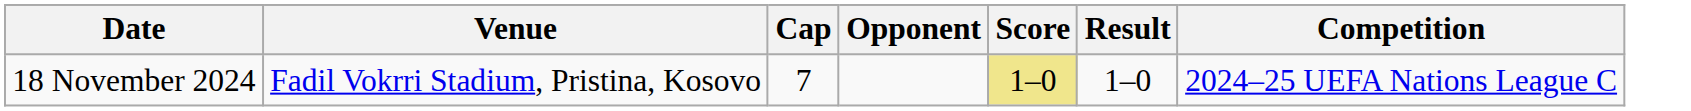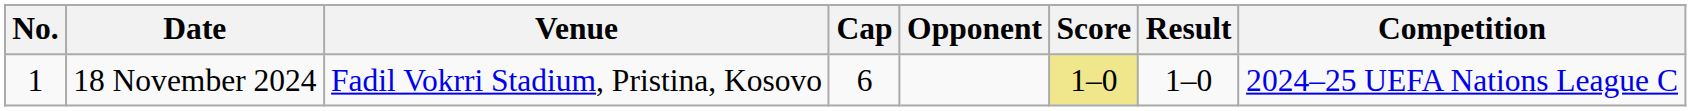+ column: (35, 29)
(804, 79) 7 -> (865, 79) 6
